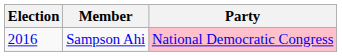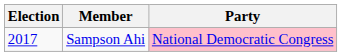(23, 39) 2016 -> (23, 39) 2017
